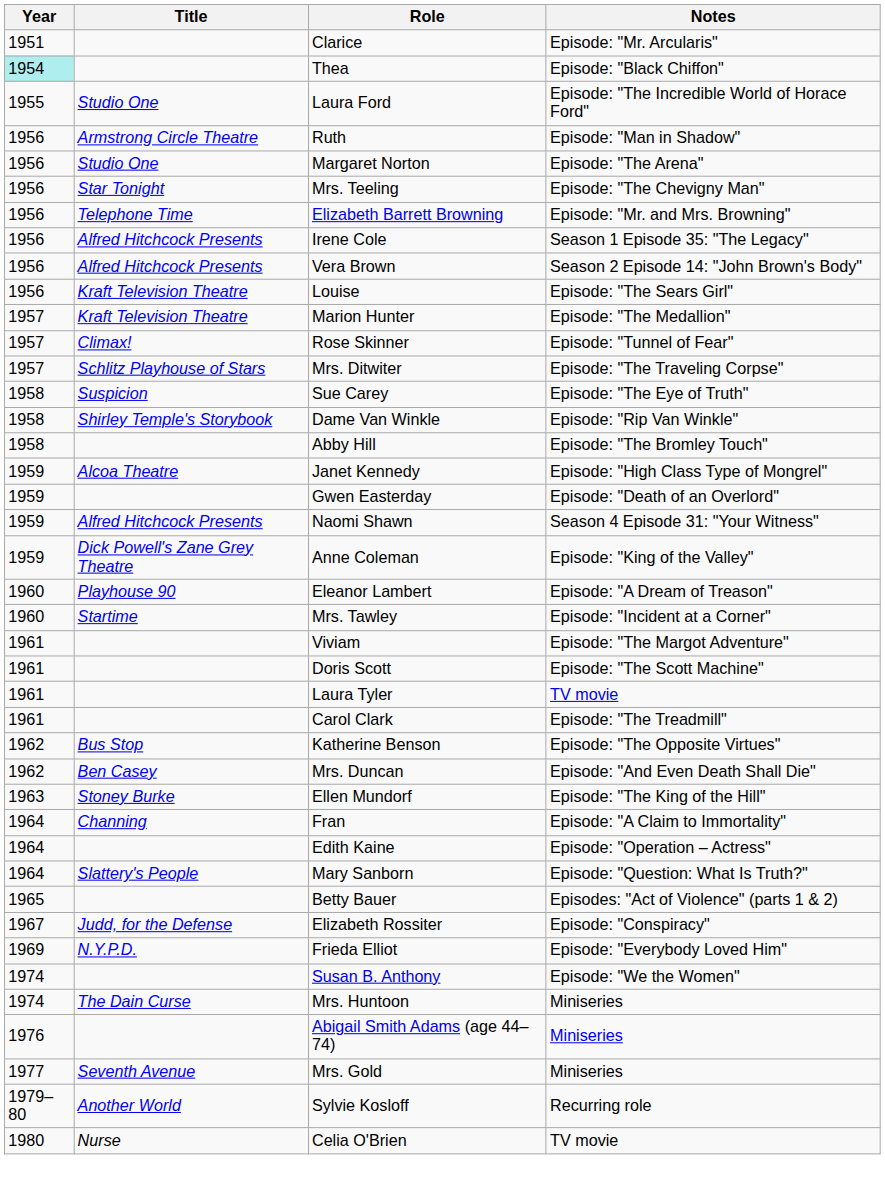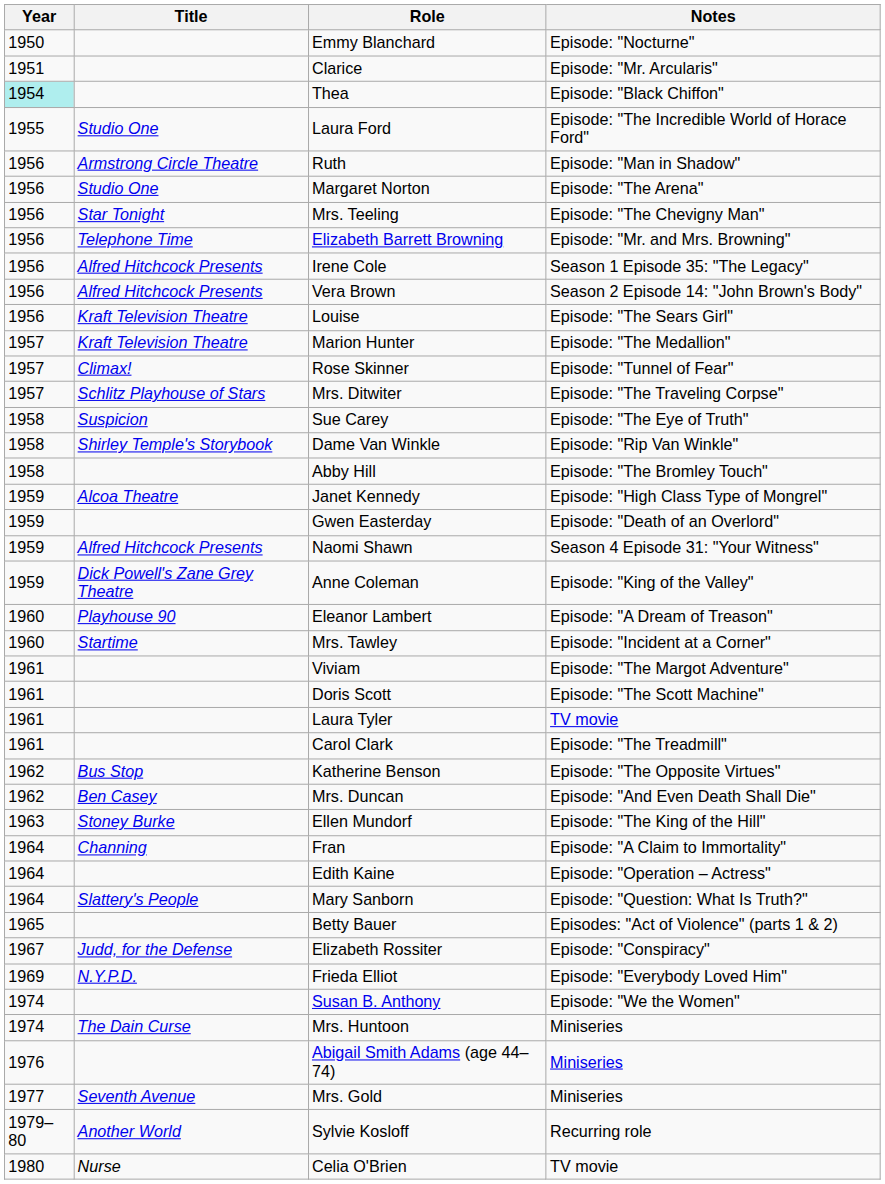+ row: (373, 42)
